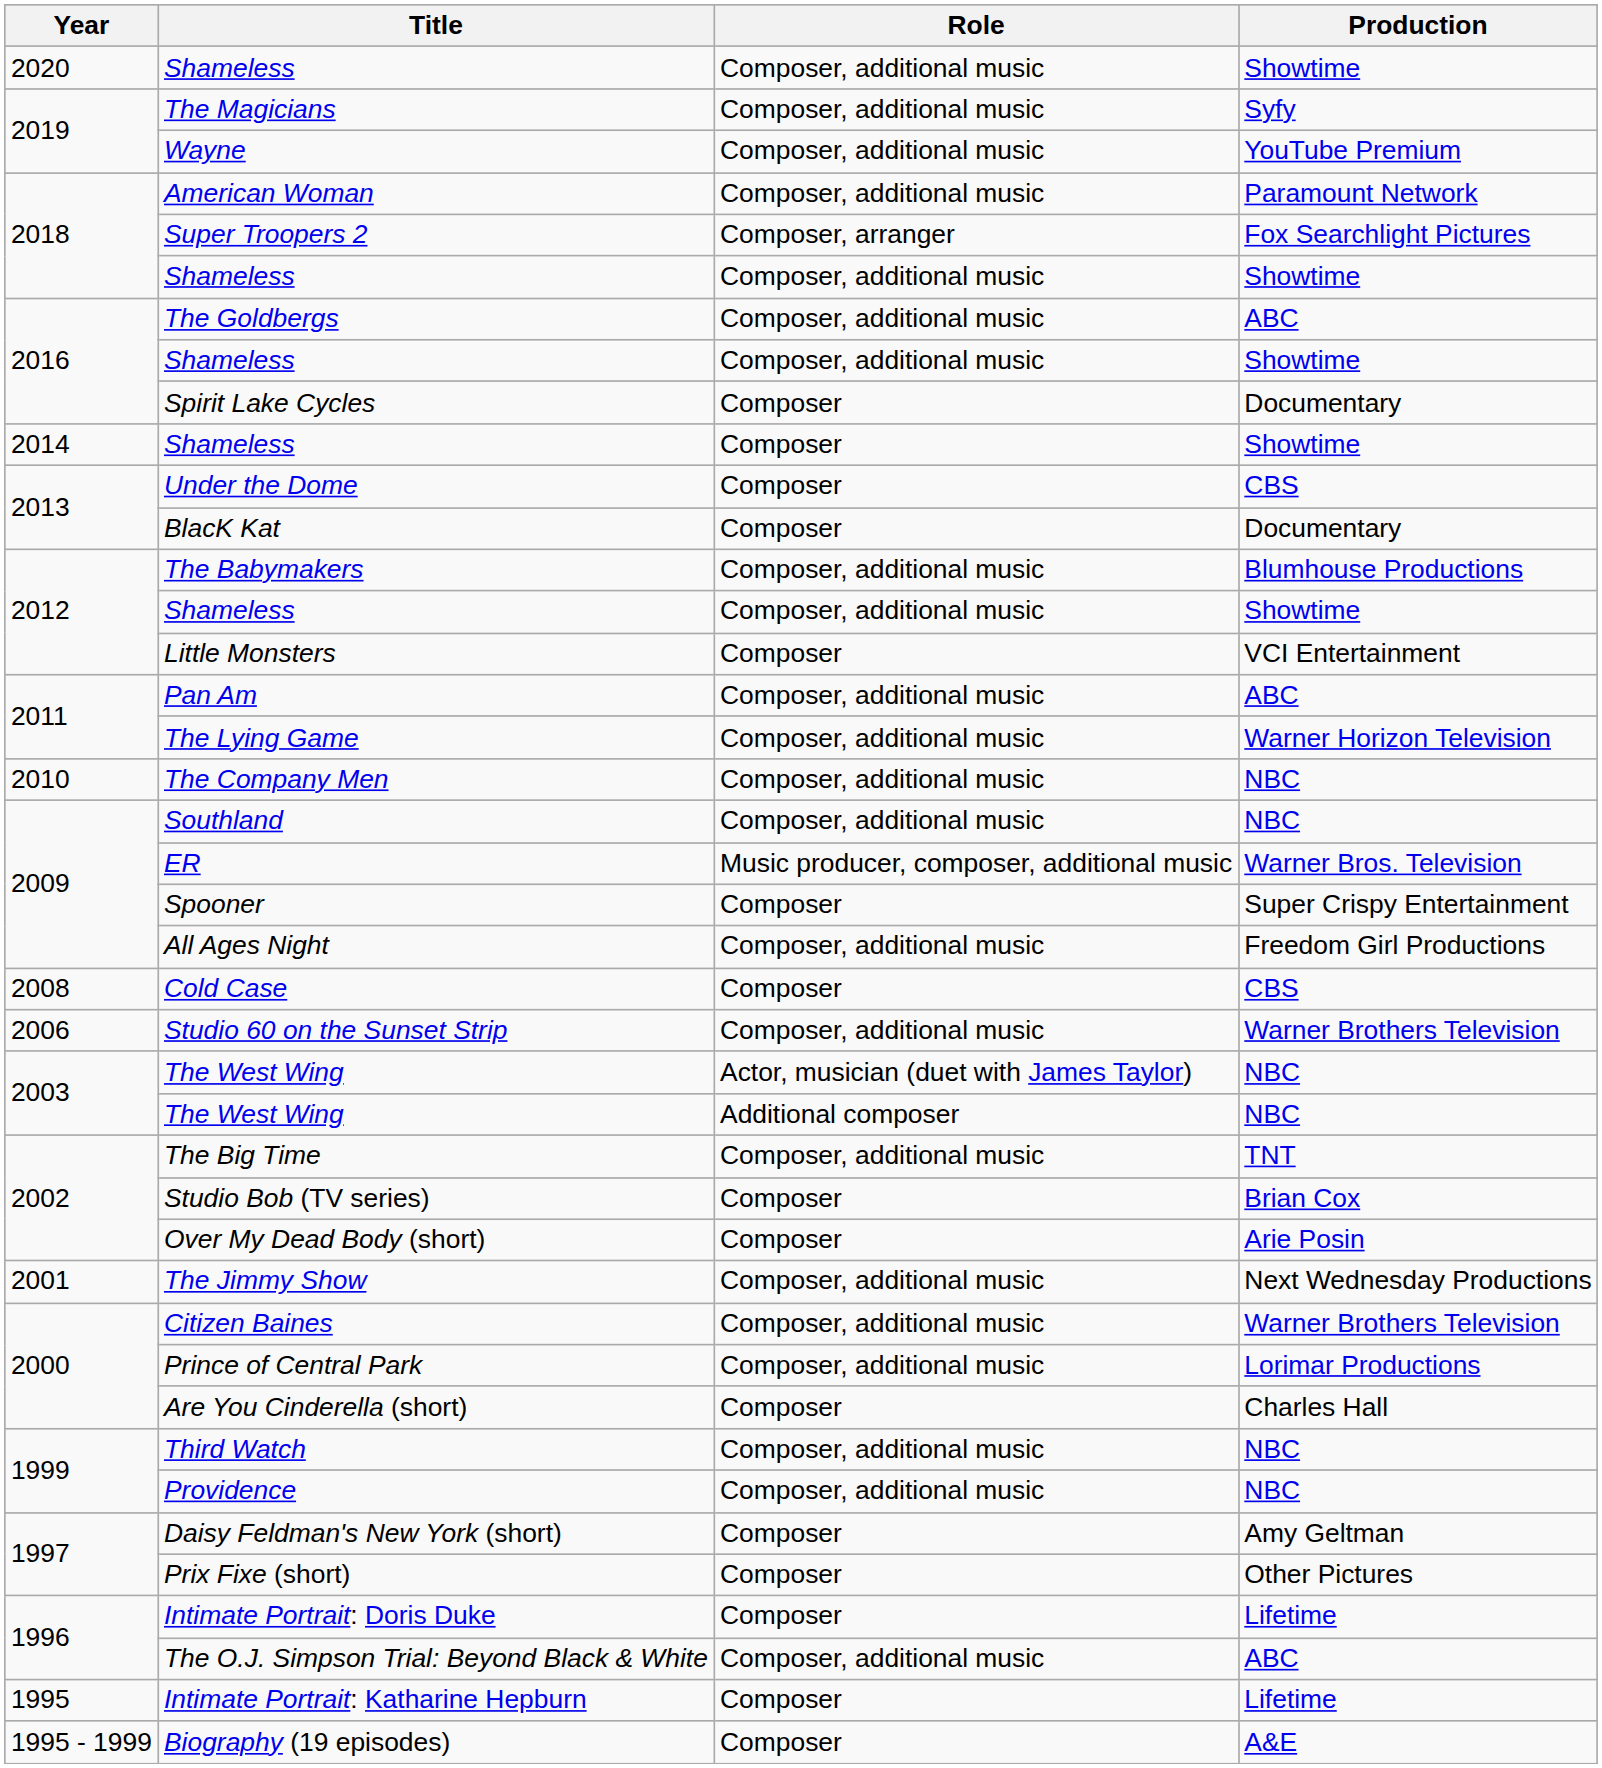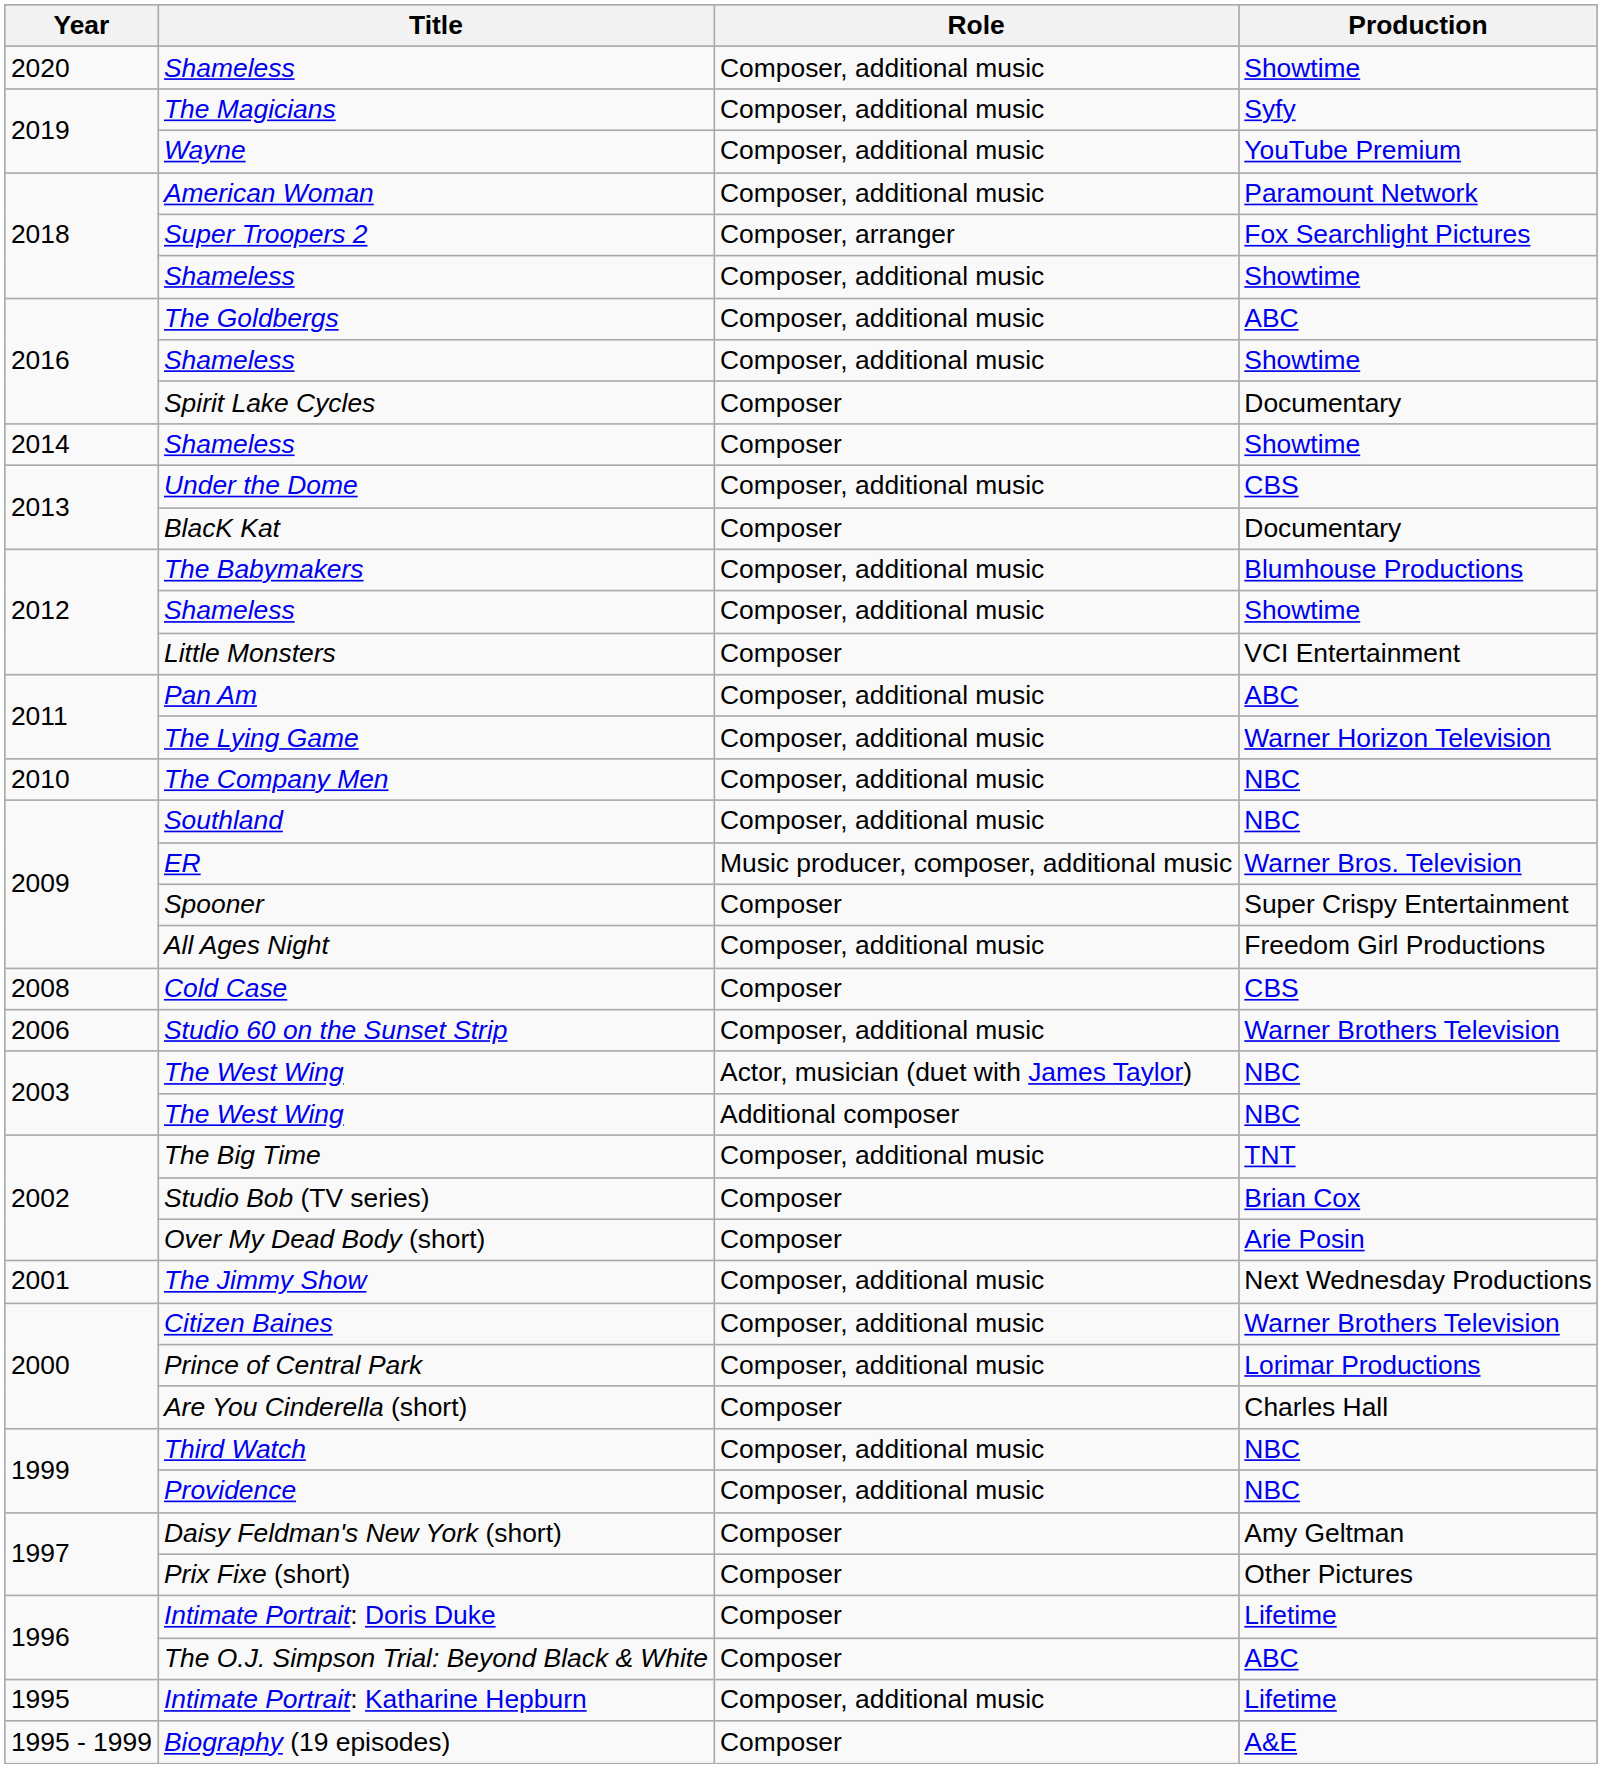(781, 485) Composer -> (882, 485) Composer, additional music
(882, 1658) Composer, additional music -> (781, 1658) Composer
(781, 1700) Composer -> (882, 1700) Composer, additional music
